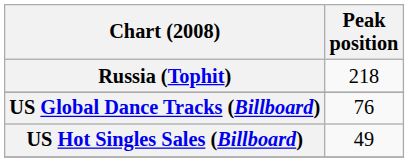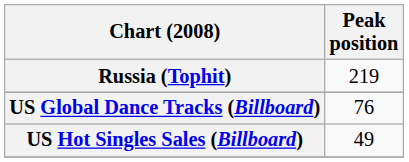(364, 75) 218 -> (364, 75) 219
